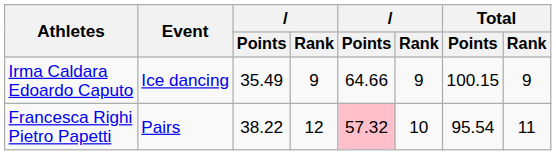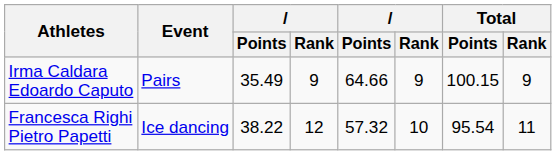(185, 81) Ice dancing -> (161, 81) Pairs
(161, 127) Pairs -> (185, 127) Ice dancing
(366, 127) pink background -> (366, 127) no background
